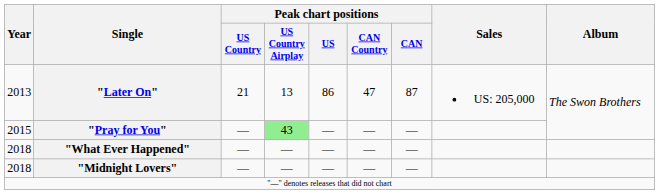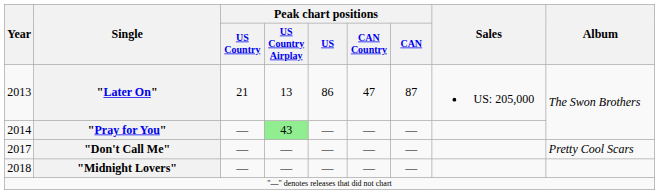(19, 130) 2015 -> (19, 130) 2014
+ row: (127, 149)
- row: (127, 149)
